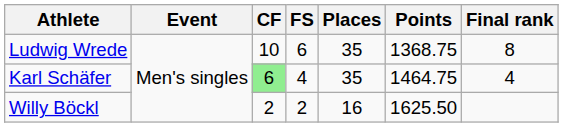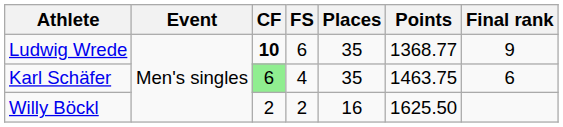(269, 49) normal -> (269, 49) bold
(424, 49) 1368.75 -> (424, 49) 1368.77
(510, 49) 8 -> (510, 49) 9
(424, 78) 1464.75 -> (424, 78) 1463.75
(510, 78) 4 -> (510, 78) 6
